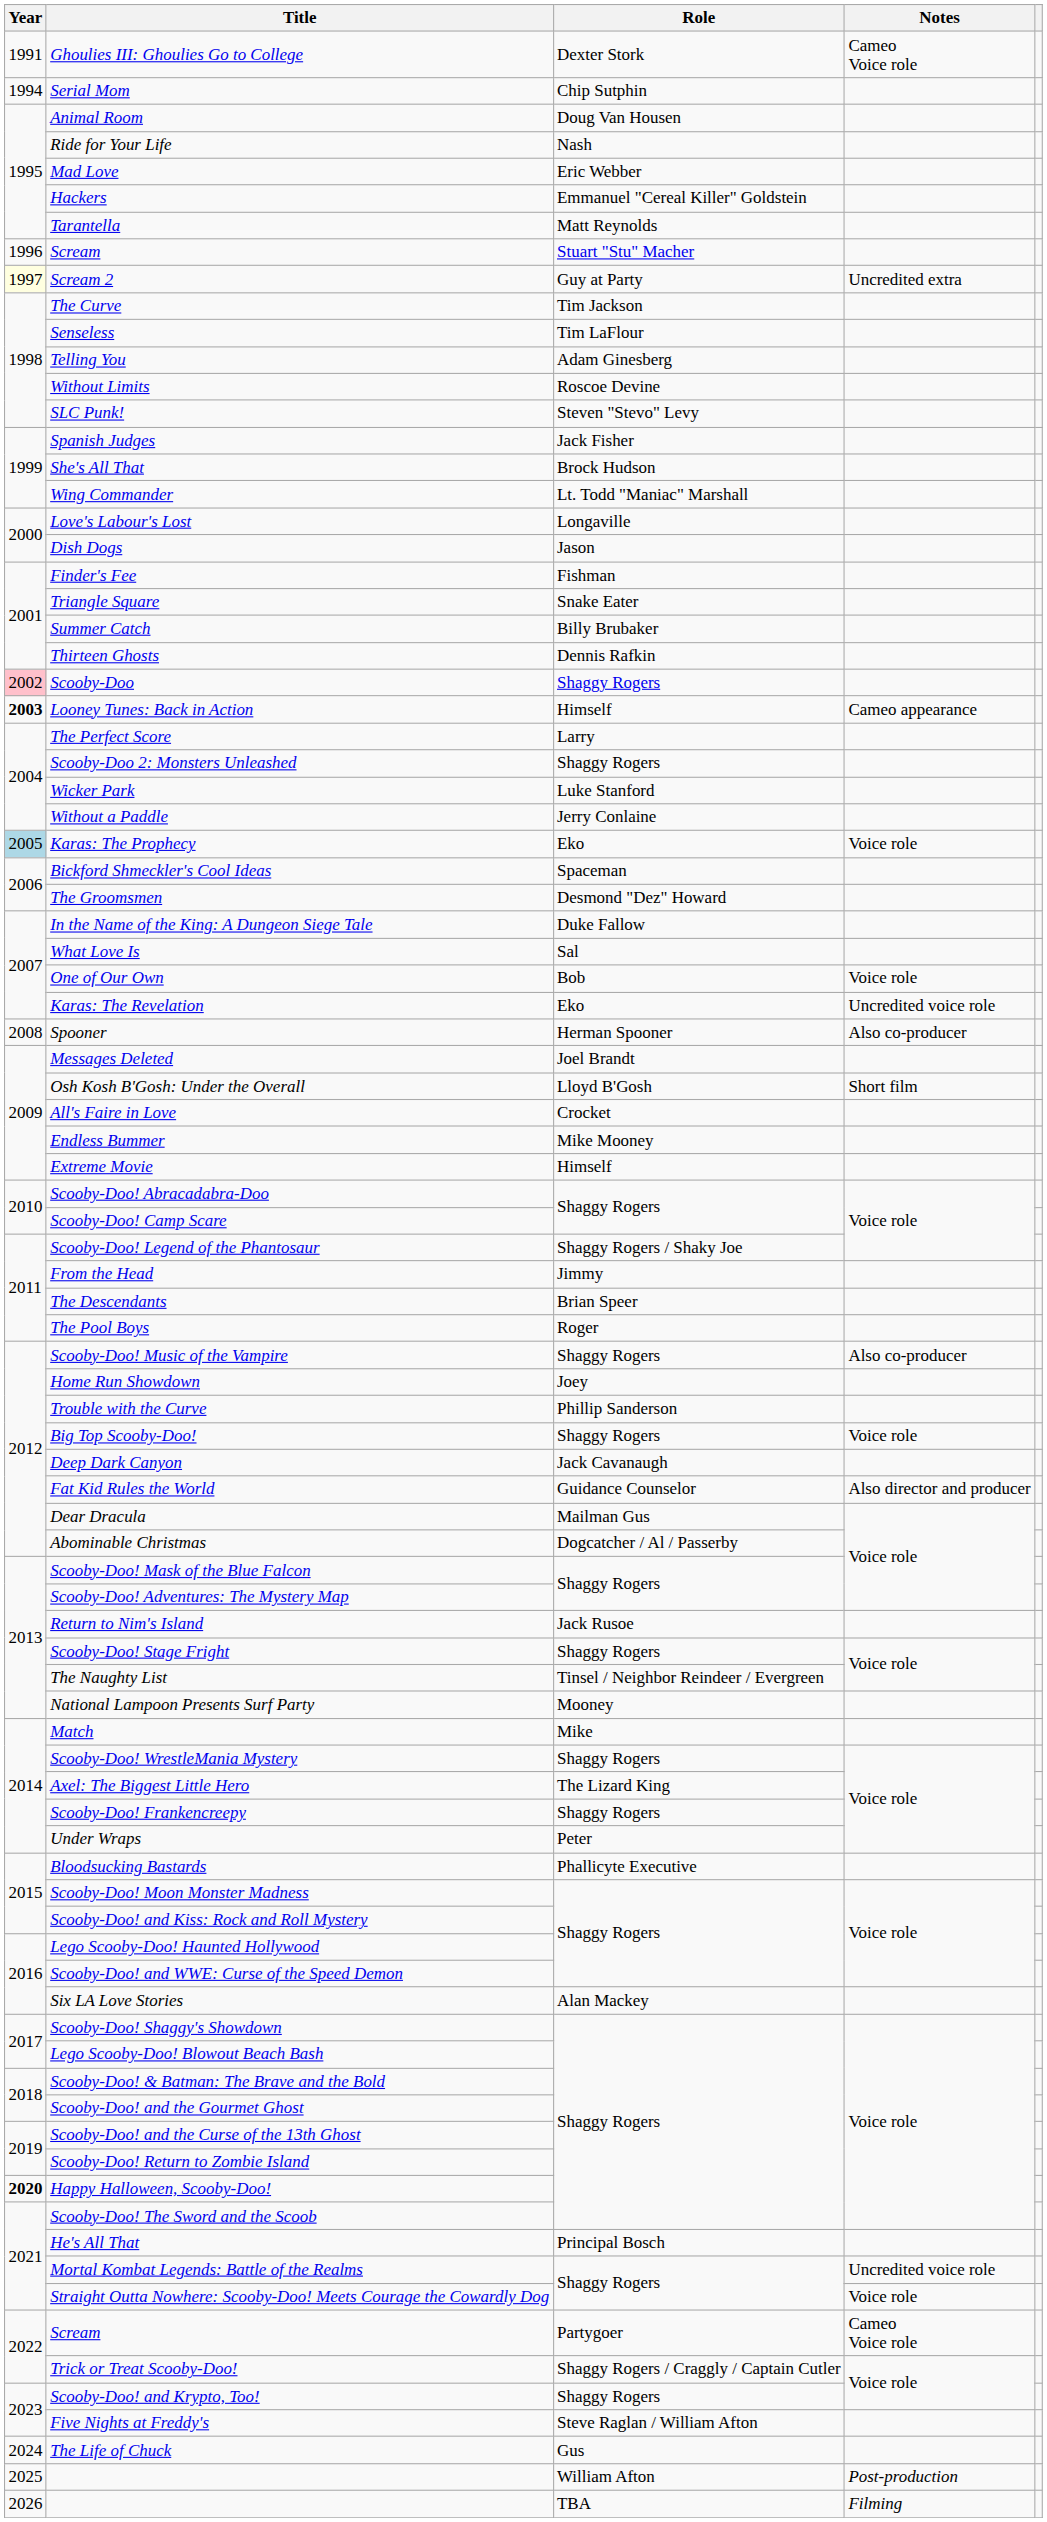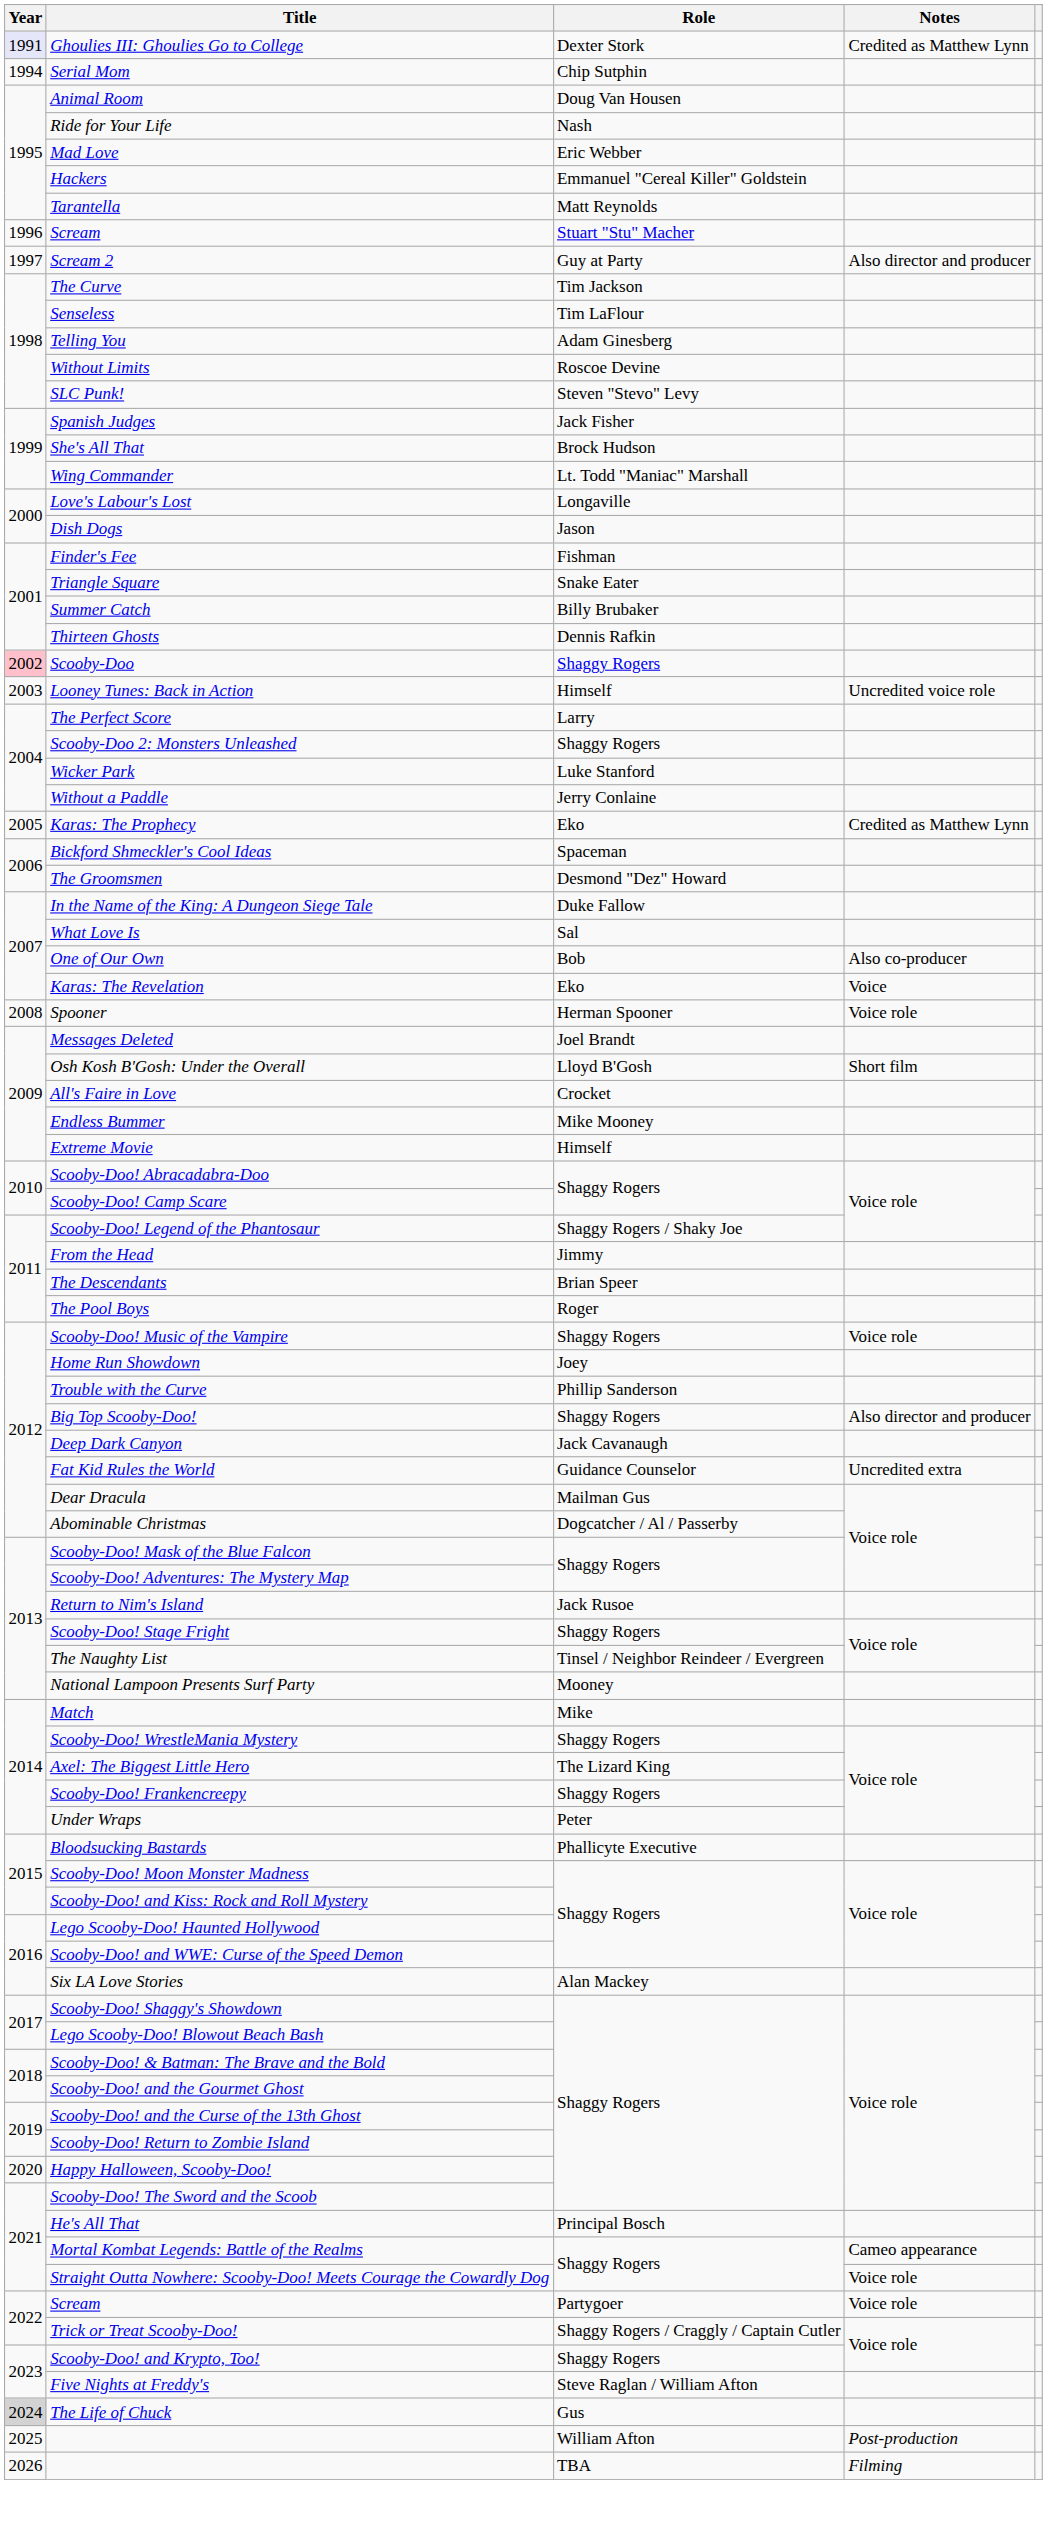(25, 54) no background -> (25, 44) lavender background
(883, 54) Cameo Voice role -> (939, 44) Credited as Matthew Lynn
(25, 279) lightyellow background -> (25, 260) no background
(905, 279) Uncredited extra -> (940, 260) Also director and producer
(25, 709) bold -> (25, 690) normal
(913, 709) Cameo appearance -> (922, 690) Uncredited voice role
(25, 843) lightblue background -> (25, 824) no background
(883, 843) Voice role -> (939, 824) Credited as Matthew Lynn
(883, 978) Voice role -> (908, 959) Also co-producer
(922, 1005) Uncredited voice role -> (868, 986) Voice
(908, 1032) Also co-producer -> (883, 1013) Voice role
(908, 1355) Also co-producer -> (883, 1335) Voice role
(883, 1435) Voice role -> (940, 1416) Also director and producer
(940, 1489) Also director and producer -> (905, 1470) Uncredited extra
(25, 2188) bold -> (25, 2169) normal
(922, 2269) Uncredited voice role -> (913, 2250) Cameo appearance
(883, 2332) Cameo Voice role -> (883, 2304) Voice role
(25, 2449) no background -> (25, 2411) lightgrey background
